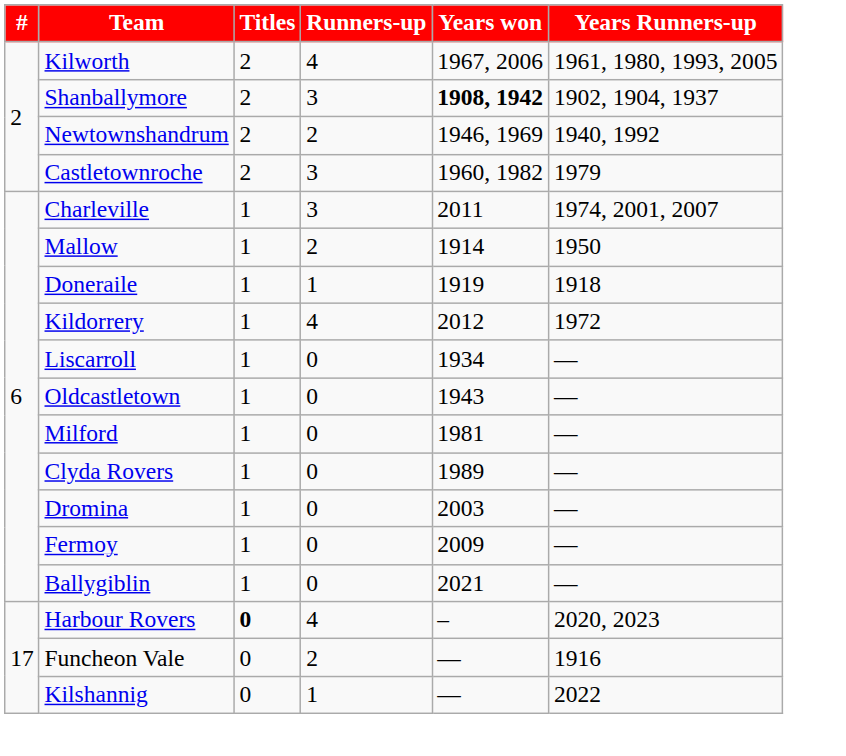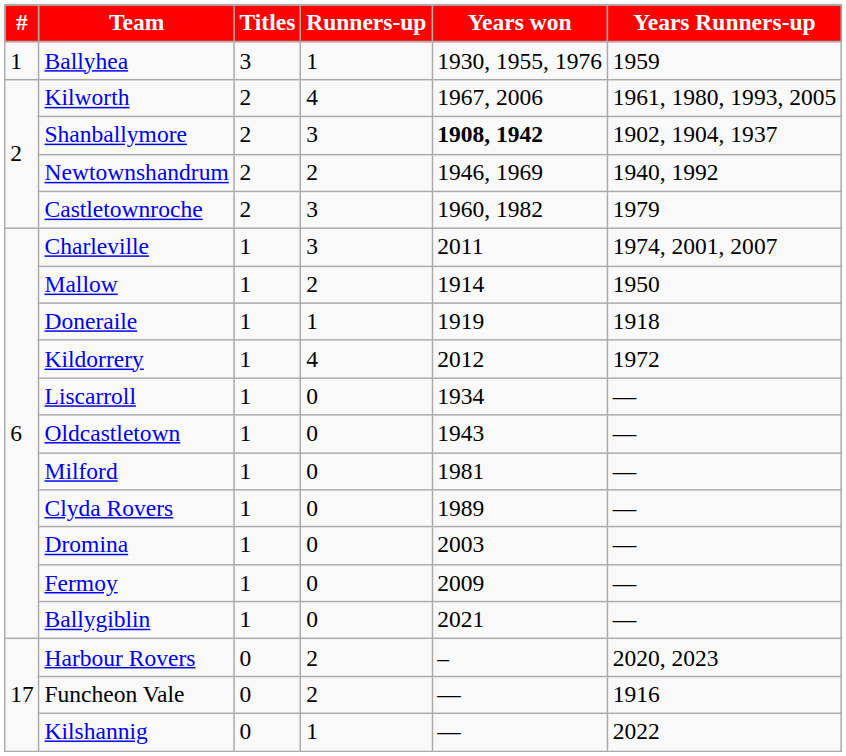+ row: (86, 60)
(245, 619) bold -> (245, 657) normal
(312, 619) 4 -> (312, 657) 2
